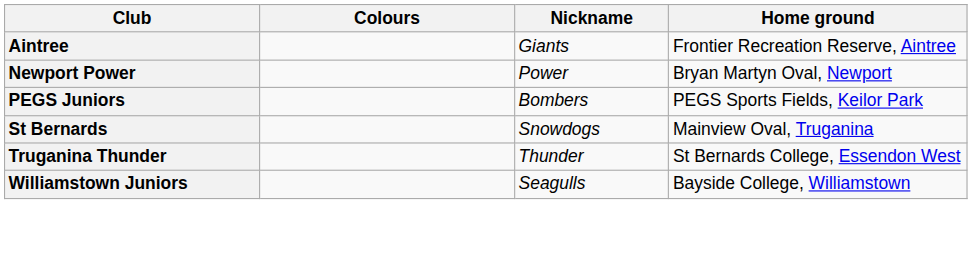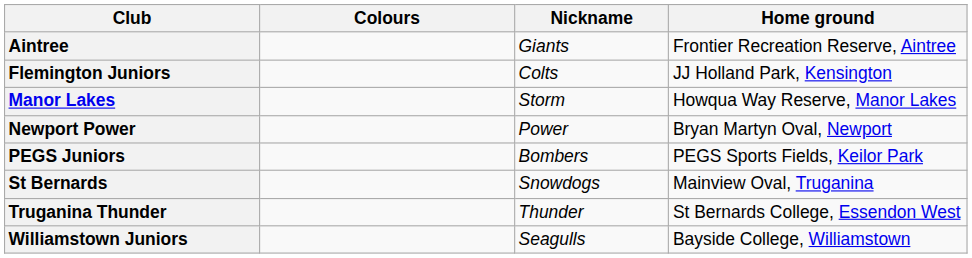+ row: (89, 73)
+ row: (62, 101)
